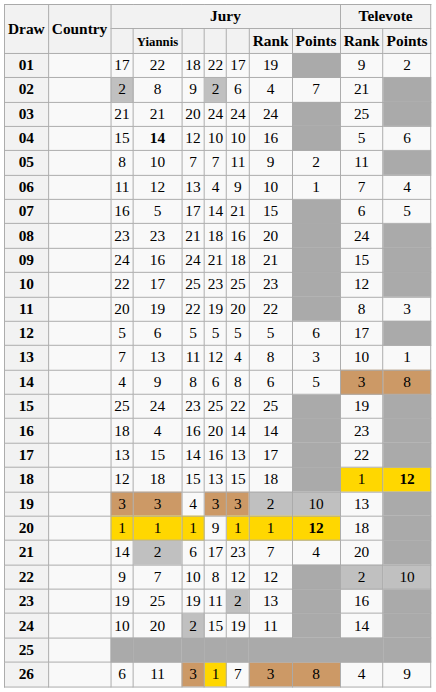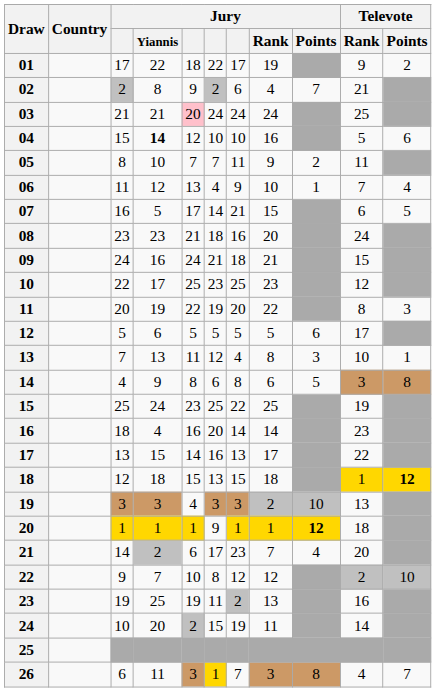(193, 114) no background -> (193, 114) pink background
(407, 674) 9 -> (407, 674) 7
